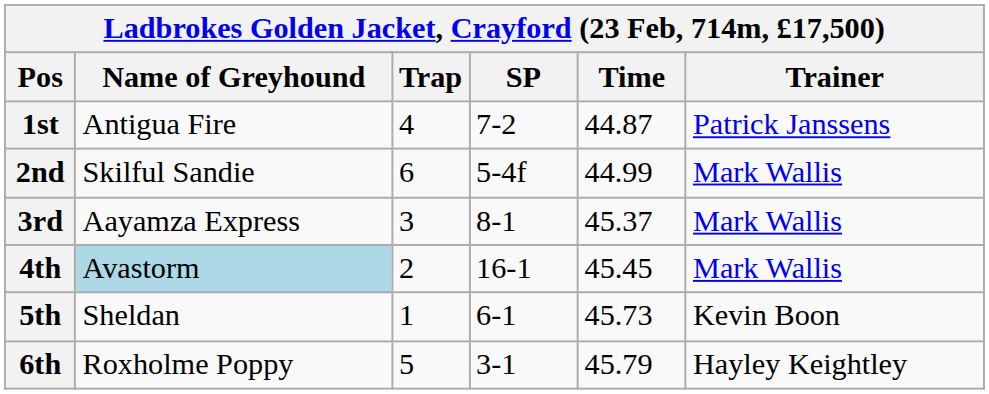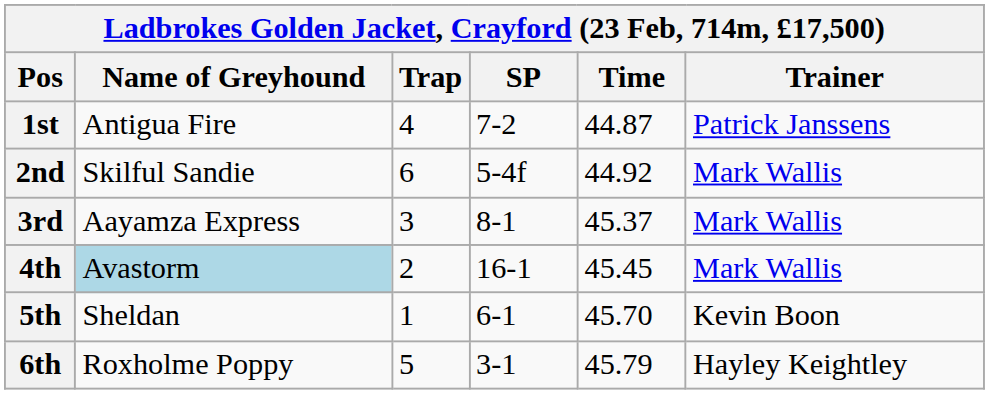(619, 172) 44.99 -> (619, 172) 44.92
(619, 316) 45.73 -> (619, 316) 45.70
